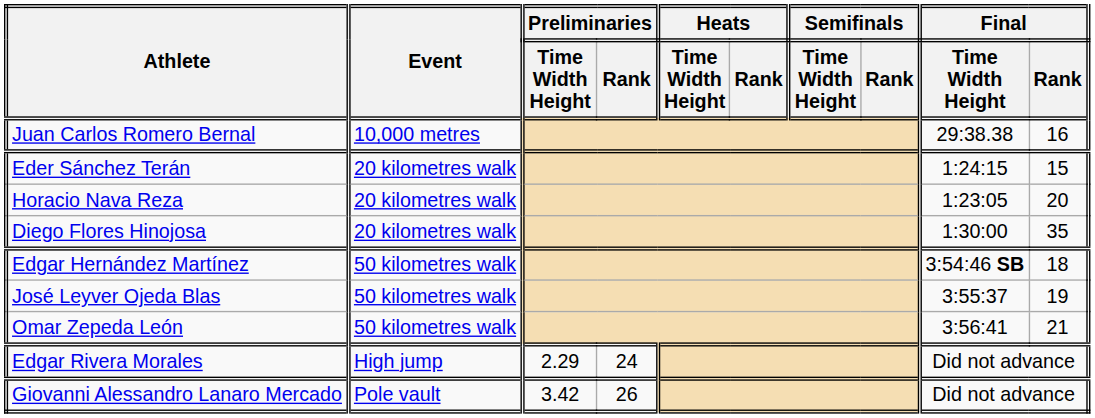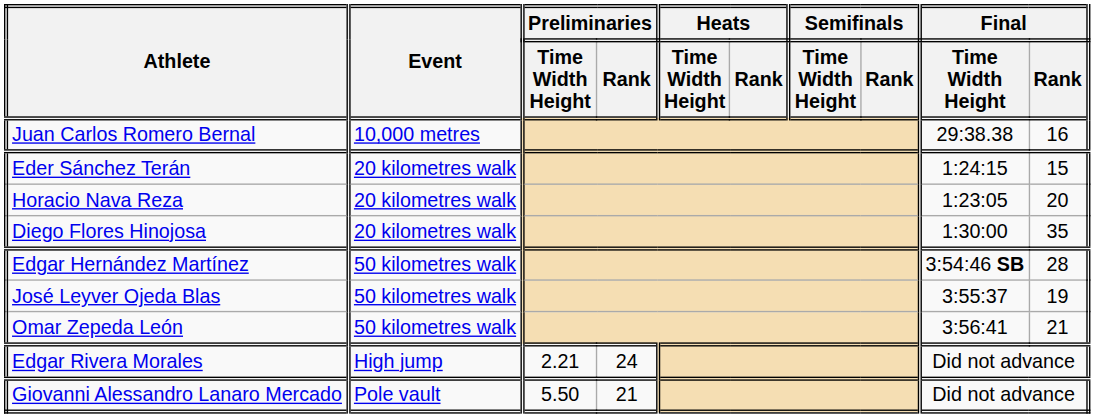(1058, 265) 18 -> (1058, 265) 28
(560, 361) 2.29 -> (560, 361) 2.21
(560, 395) 3.42 -> (560, 395) 5.50
(627, 395) 26 -> (627, 395) 21
